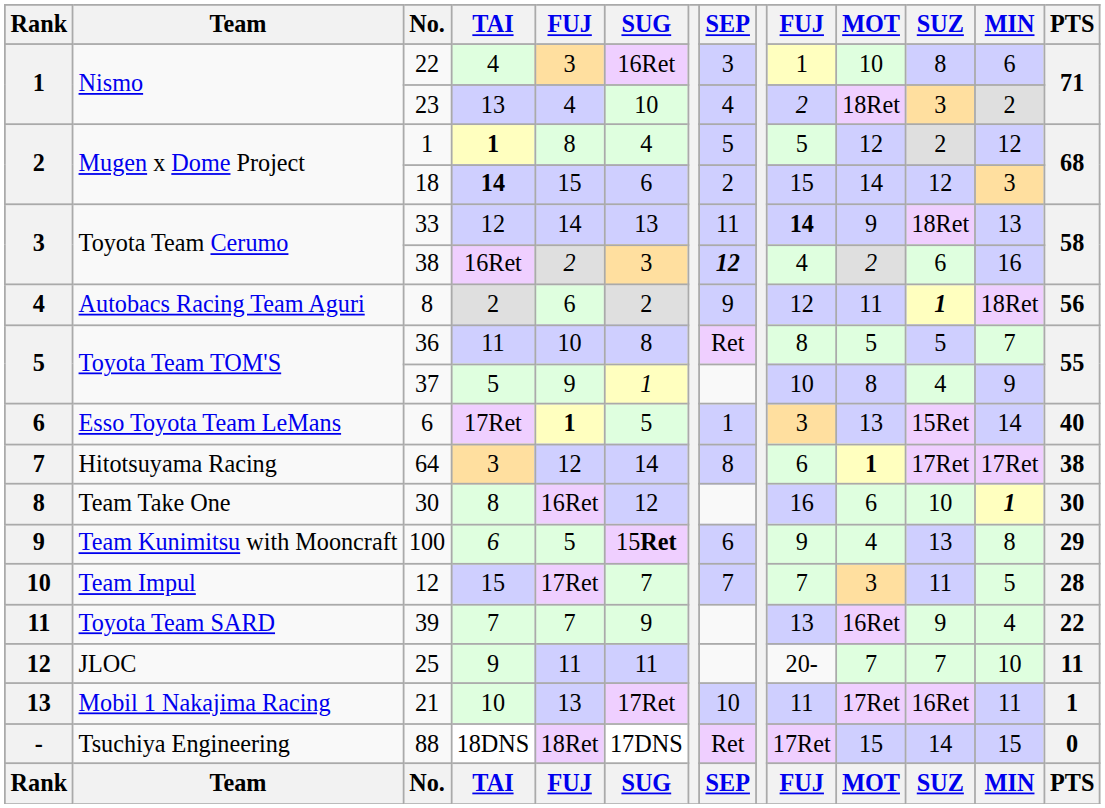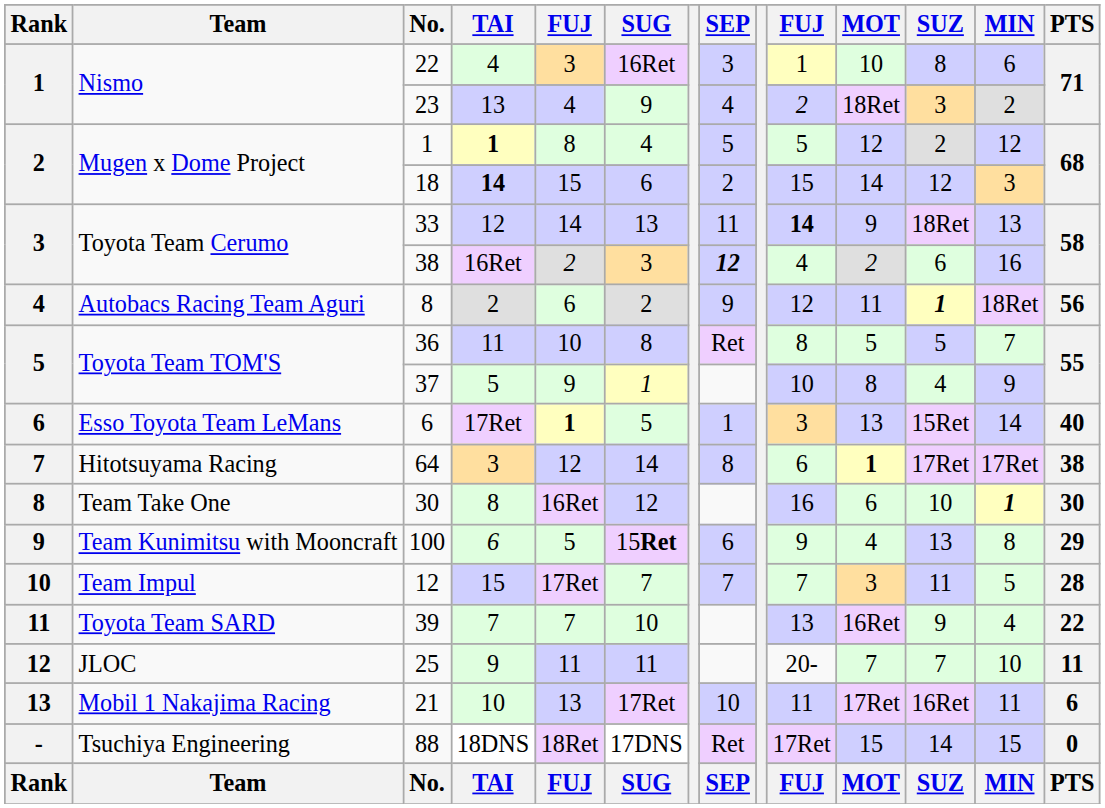(646, 103) 10 -> (646, 103) 9
(646, 623) 9 -> (646, 623) 10
(1072, 703) 1 -> (1072, 703) 6
